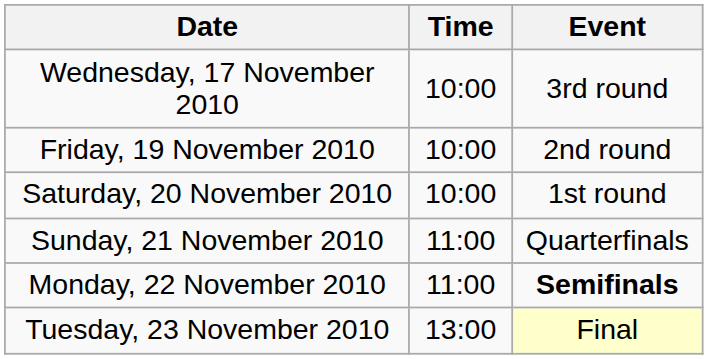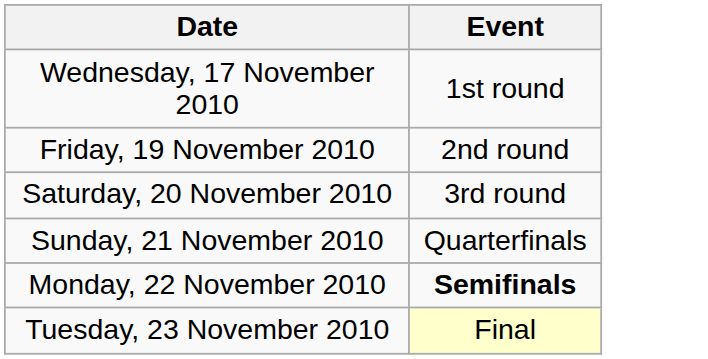- column: (461, 27)
(607, 88) 3rd round -> (505, 88) 1st round
(607, 194) 1st round -> (505, 194) 3rd round
